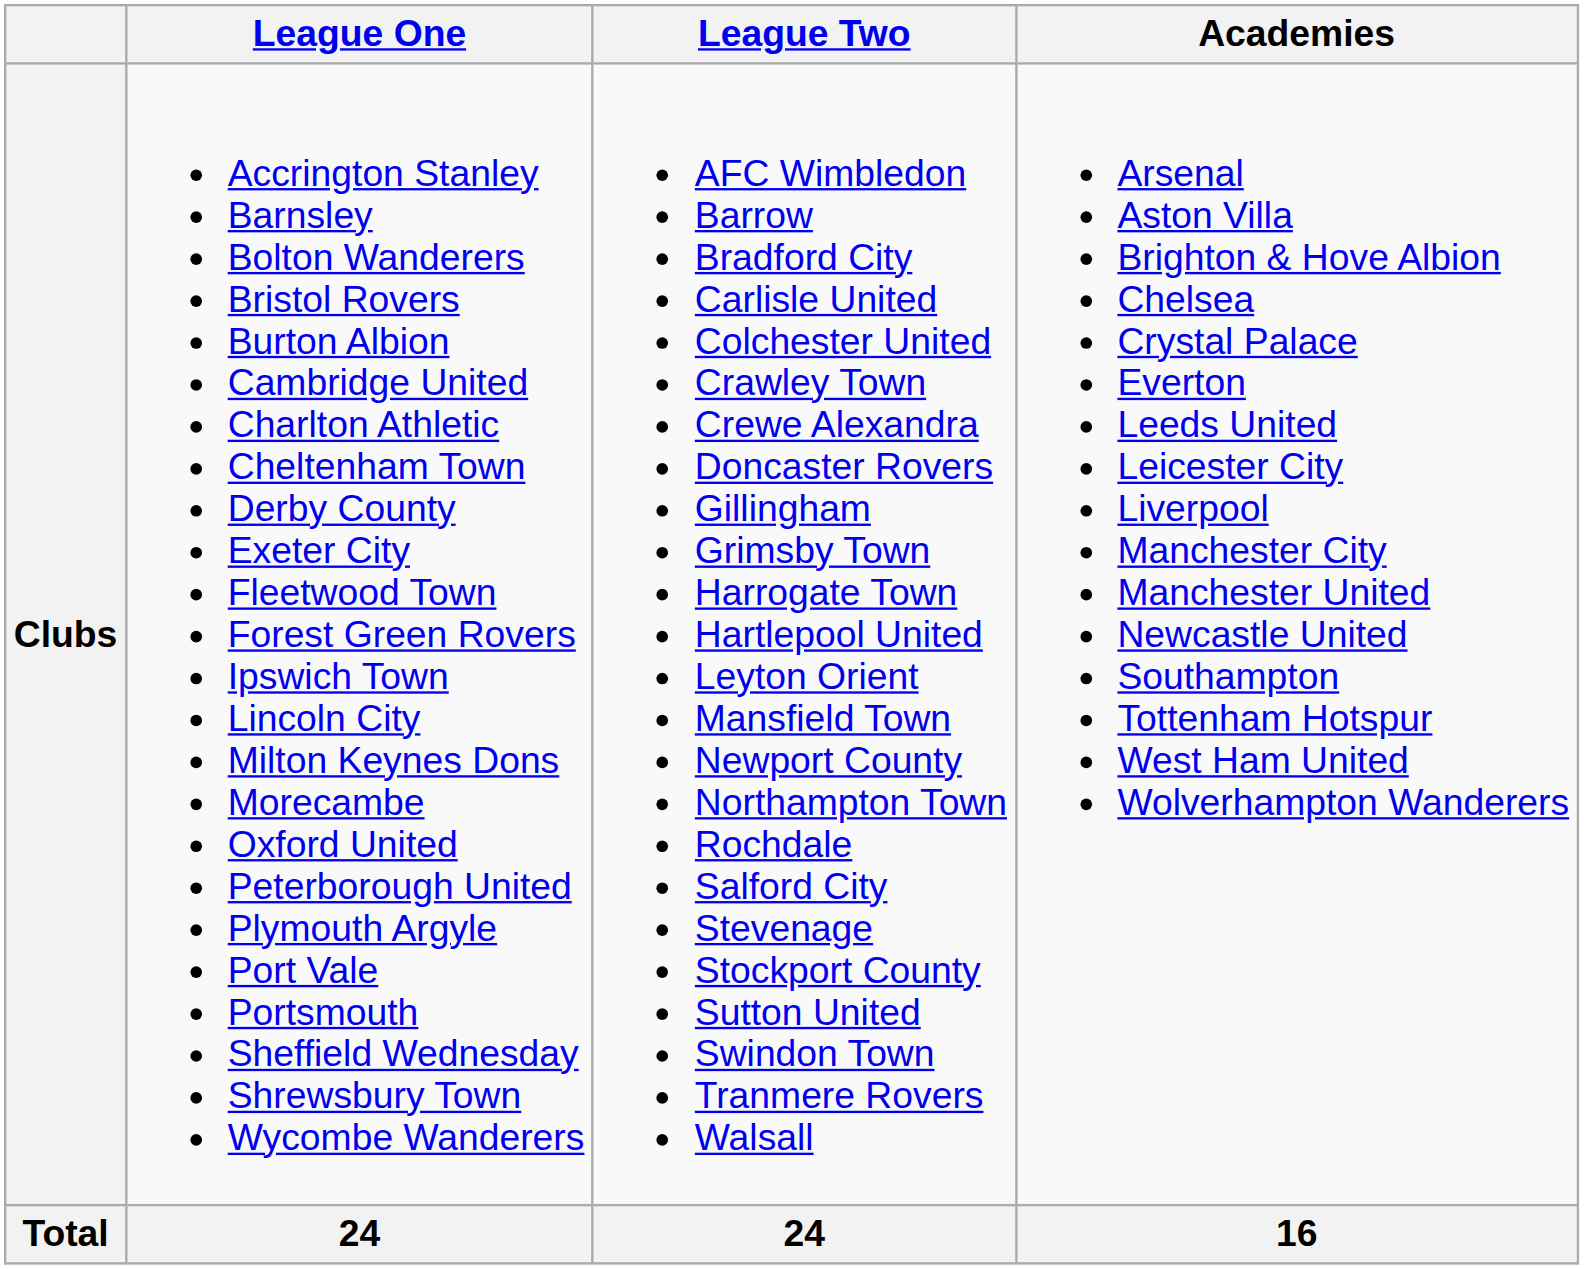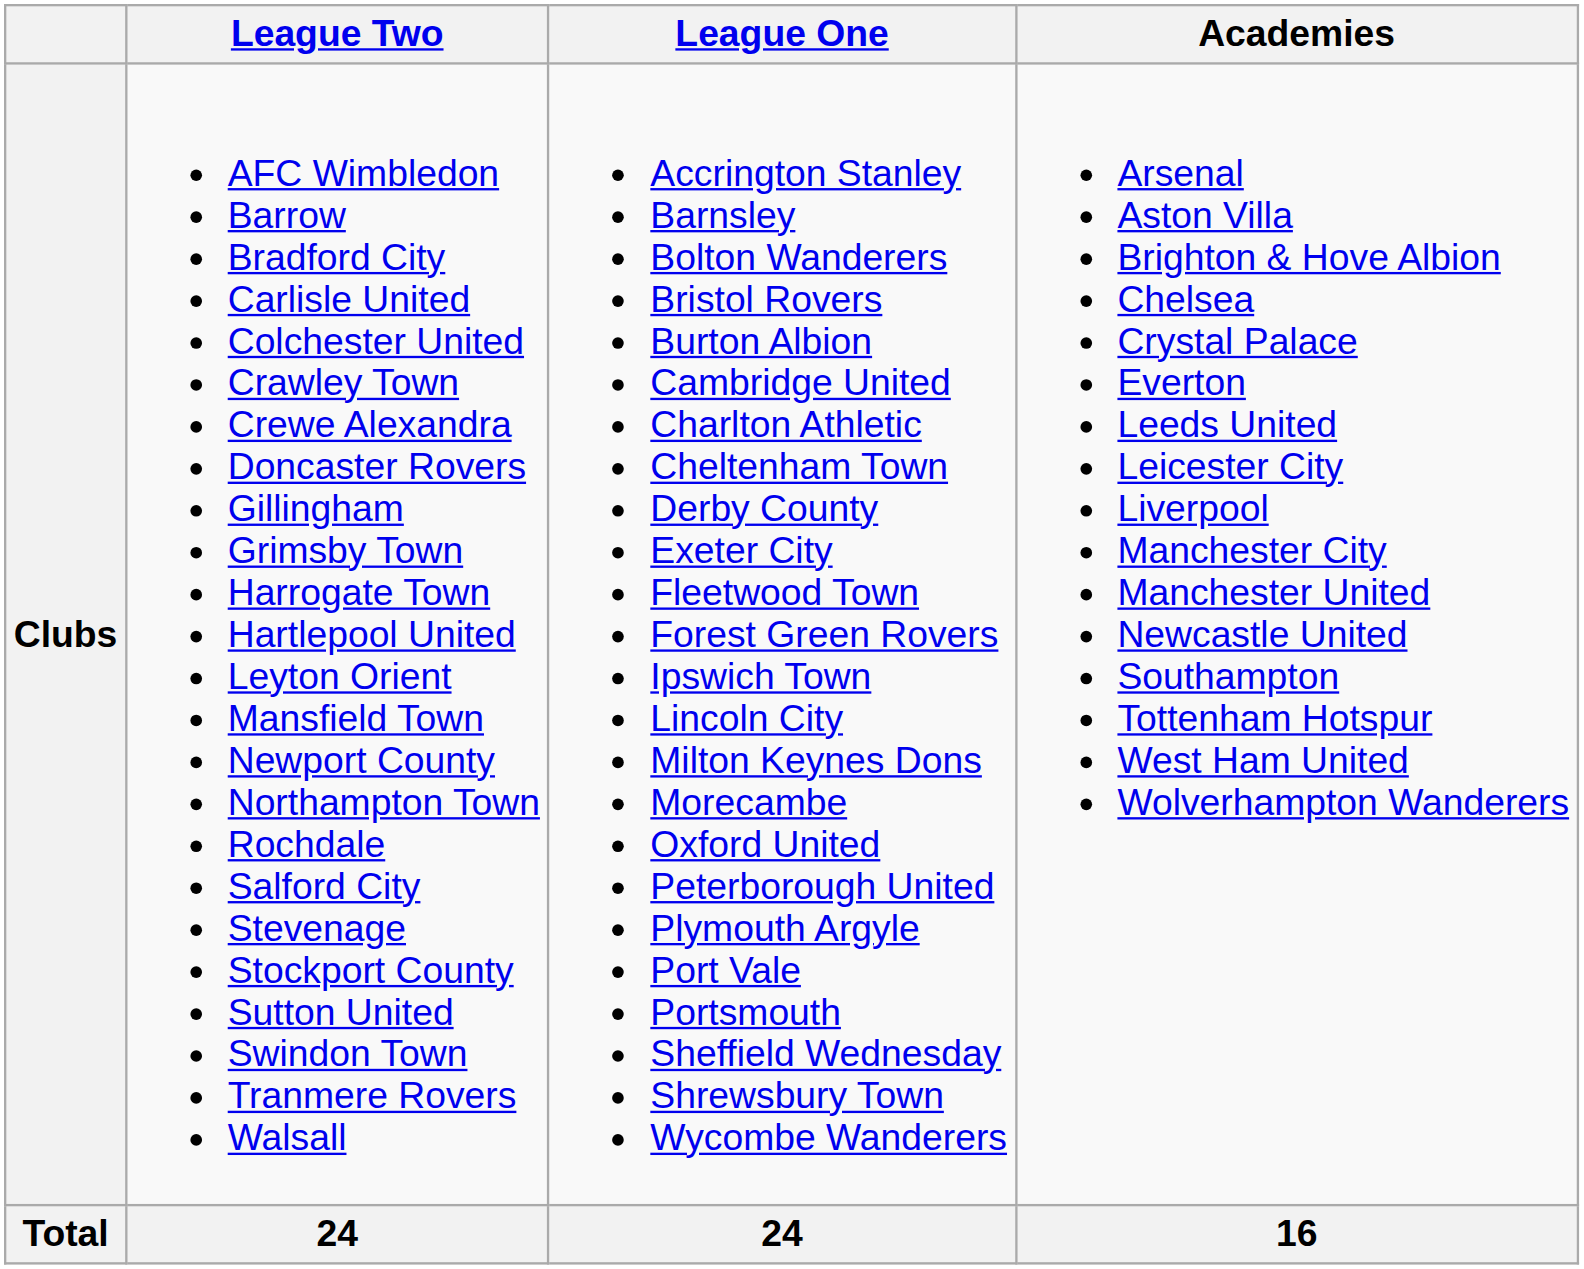columns swapped: (359, 34) <-> (804, 34)
